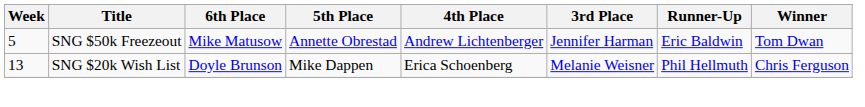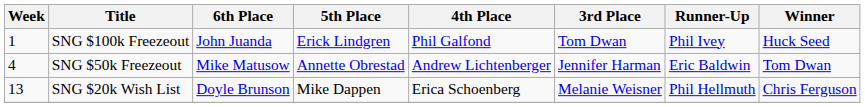+ row: (120, 41)
(12, 41) 5 -> (12, 65) 4
